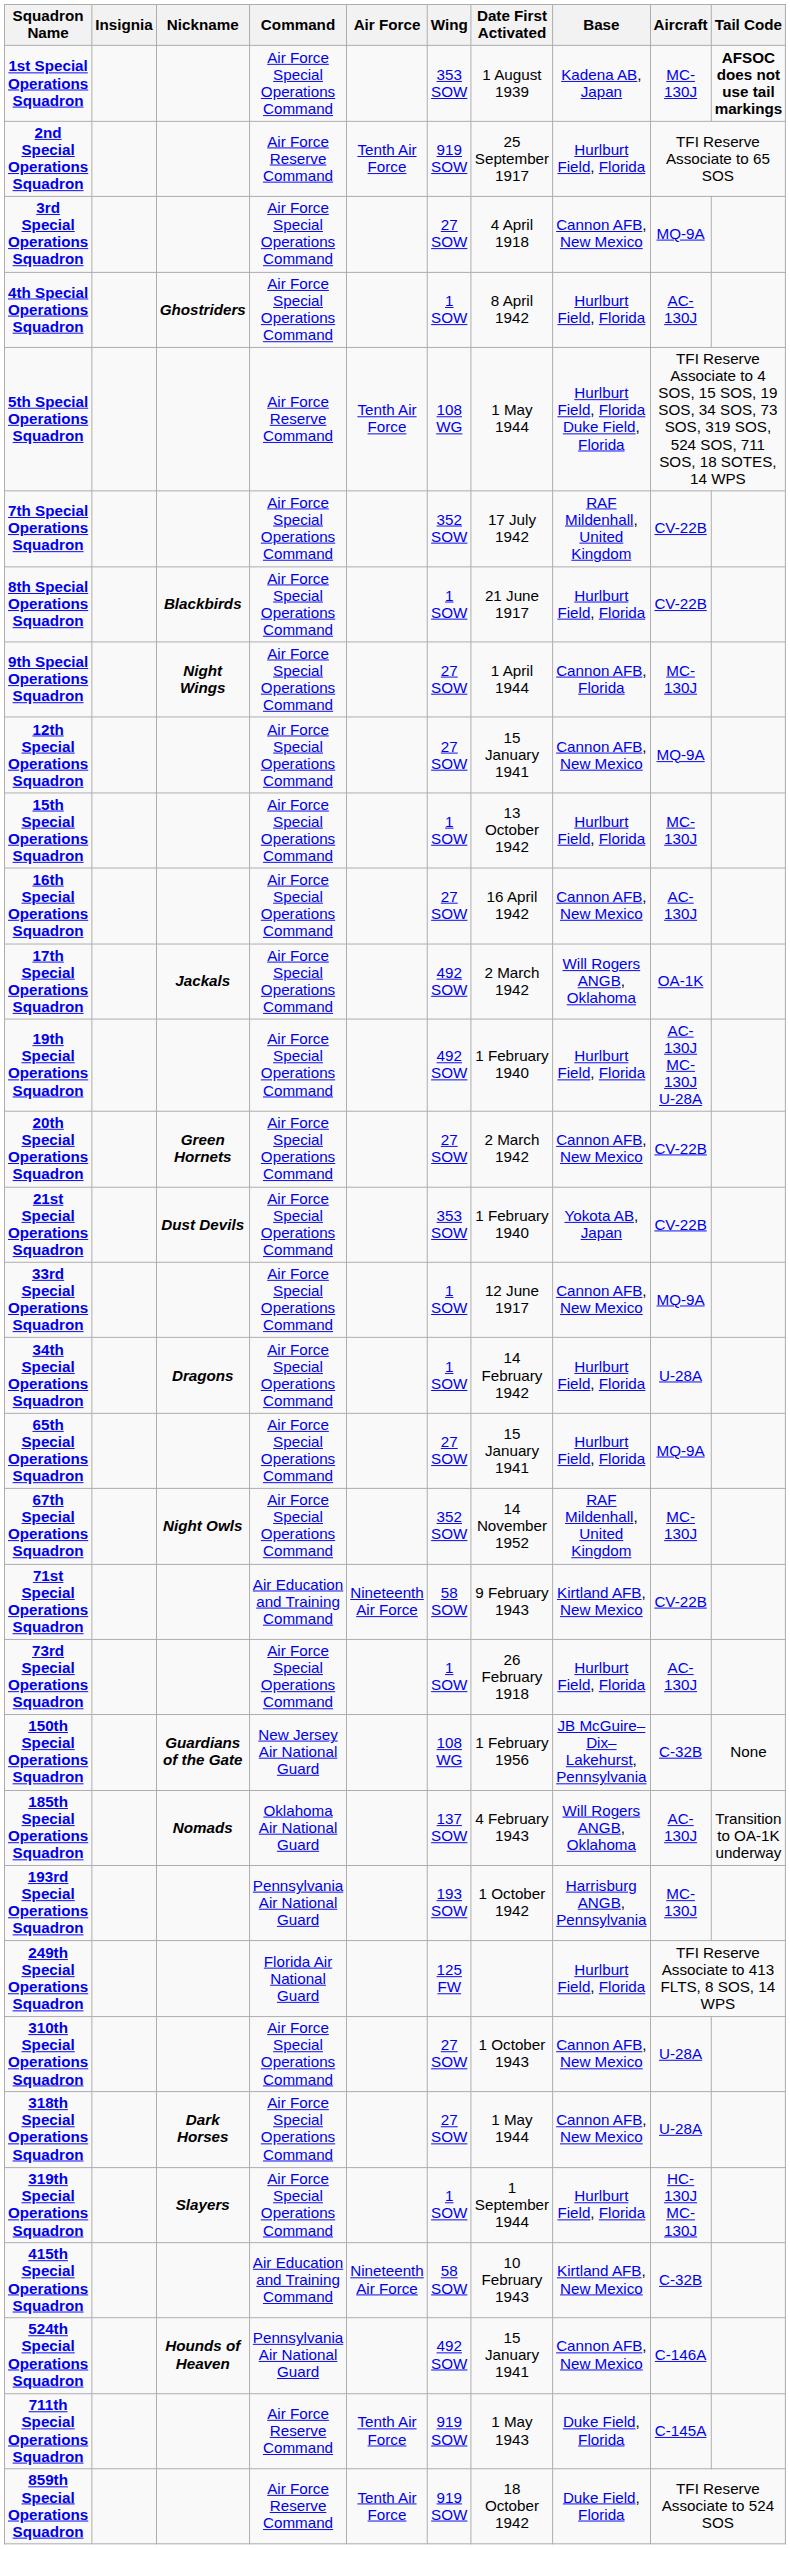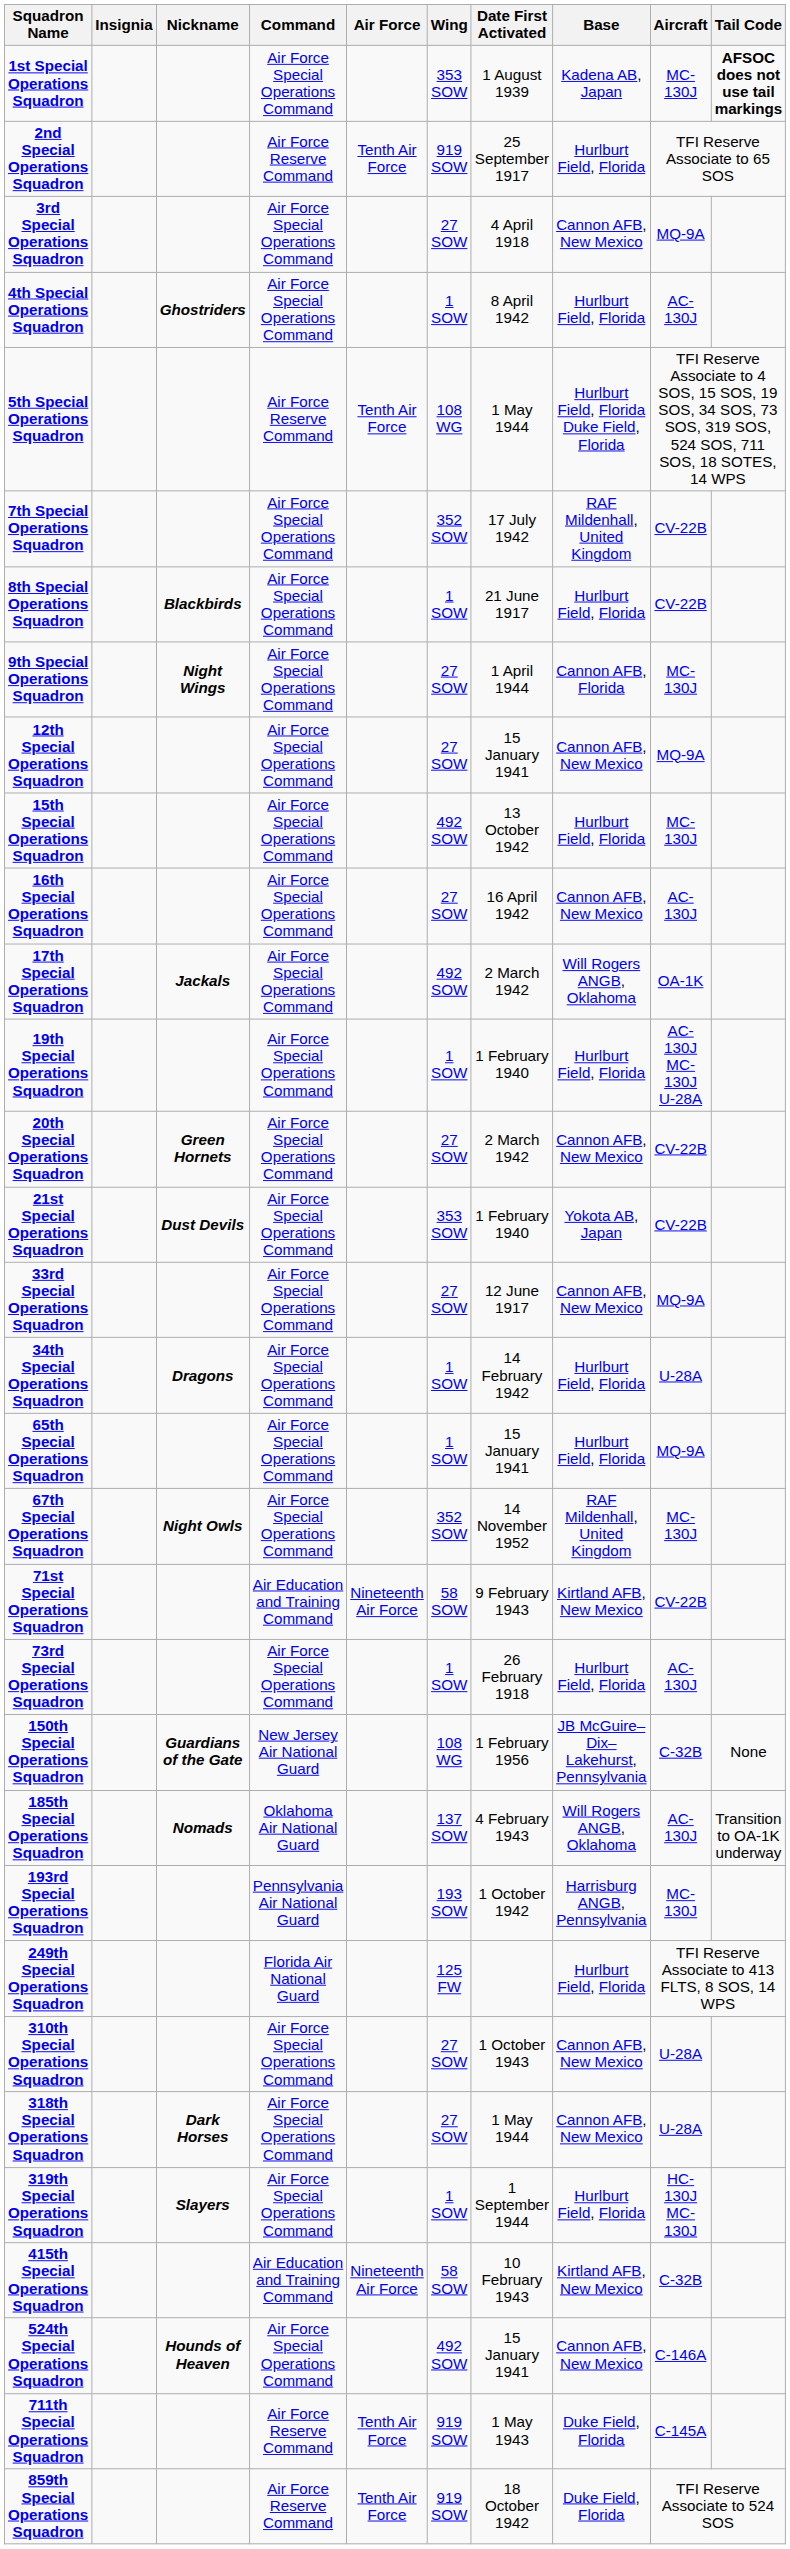(449, 830) 1 SOW -> (449, 830) 492 SOW
(449, 1065) 492 SOW -> (449, 1065) 1 SOW
(449, 1300) 1 SOW -> (449, 1300) 27 SOW
(449, 1450) 27 SOW -> (449, 1450) 1 SOW
(298, 2355) Pennsylvania Air National Guard -> (298, 2355) Air Force Special Operations Command
